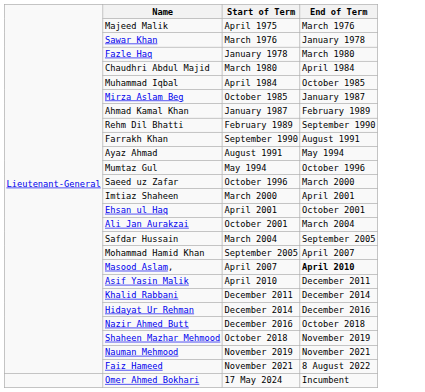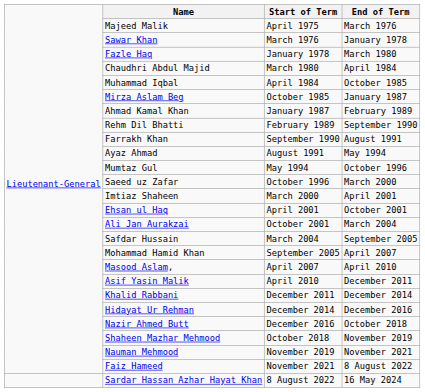(328, 267) bold -> (370, 267) normal
+ row: (184, 381)
- row: (152, 381)
